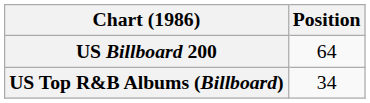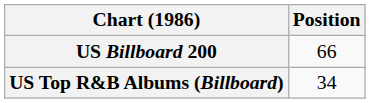(327, 51) 64 -> (327, 51) 66
